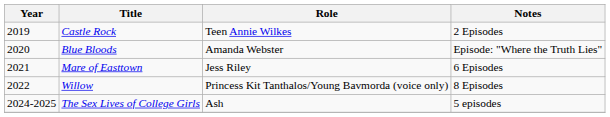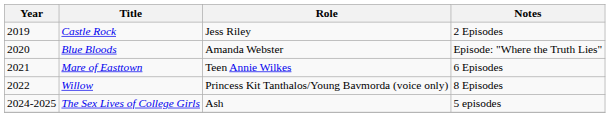(248, 31) Teen Annie Wilkes -> (228, 31) Jess Riley
(228, 67) Jess Riley -> (248, 67) Teen Annie Wilkes
